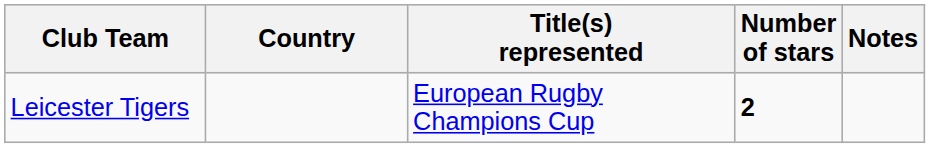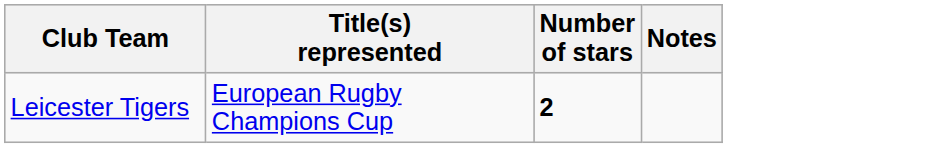- column: (307, 38)
